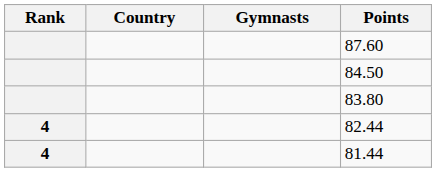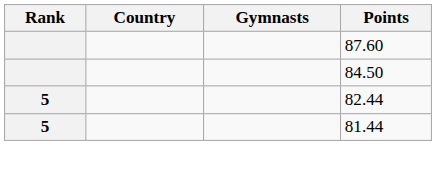- row: (364, 99)
(45, 126) 4 -> (45, 99) 5
(45, 153) 4 -> (45, 126) 5
